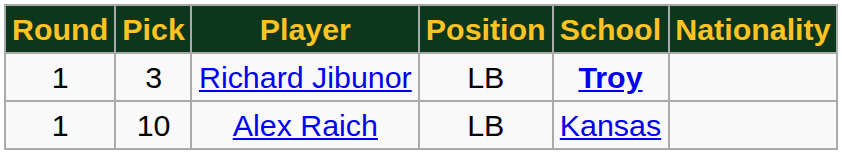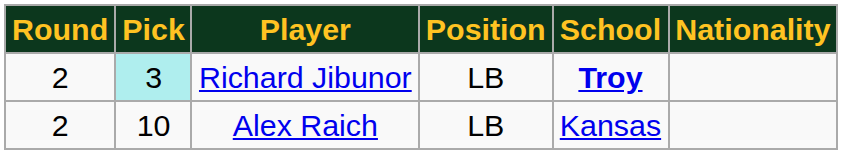(60, 77) 1 -> (60, 77) 2
(154, 77) no background -> (154, 77) paleturquoise background
(60, 126) 1 -> (60, 126) 2
